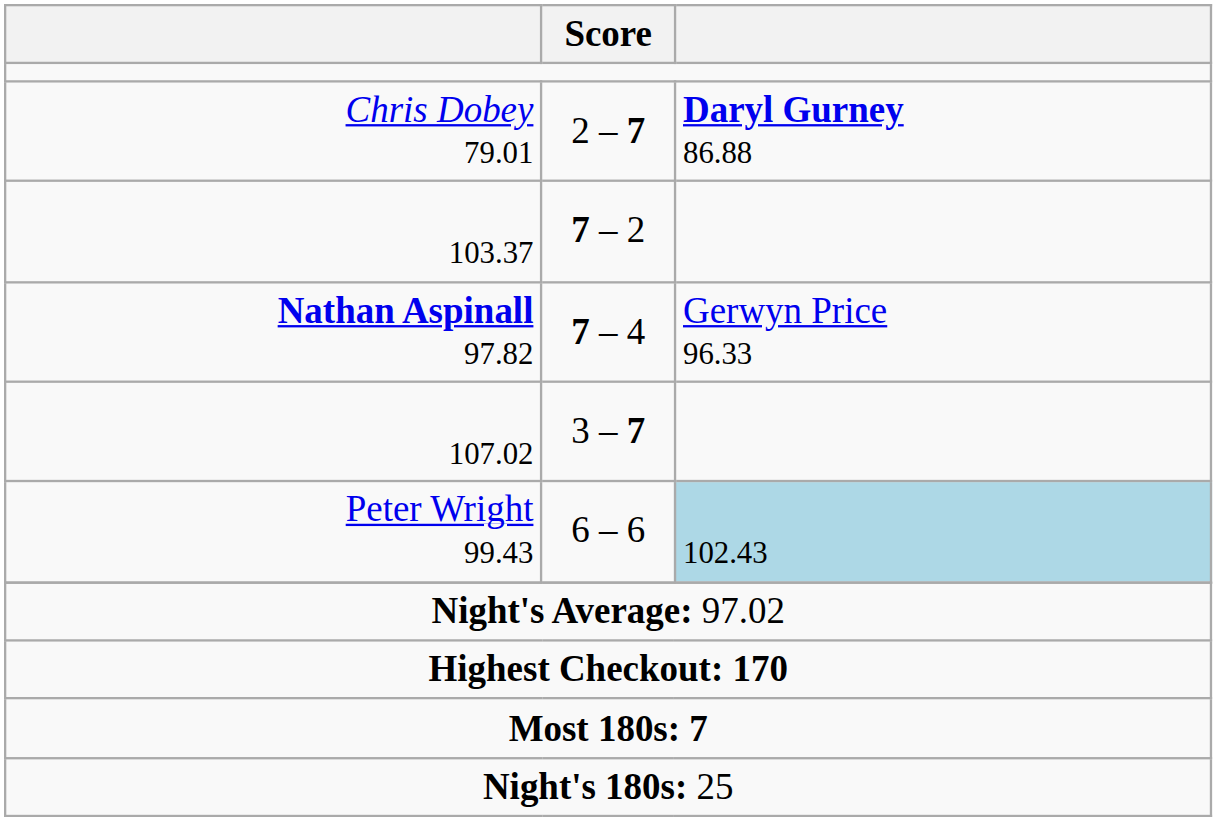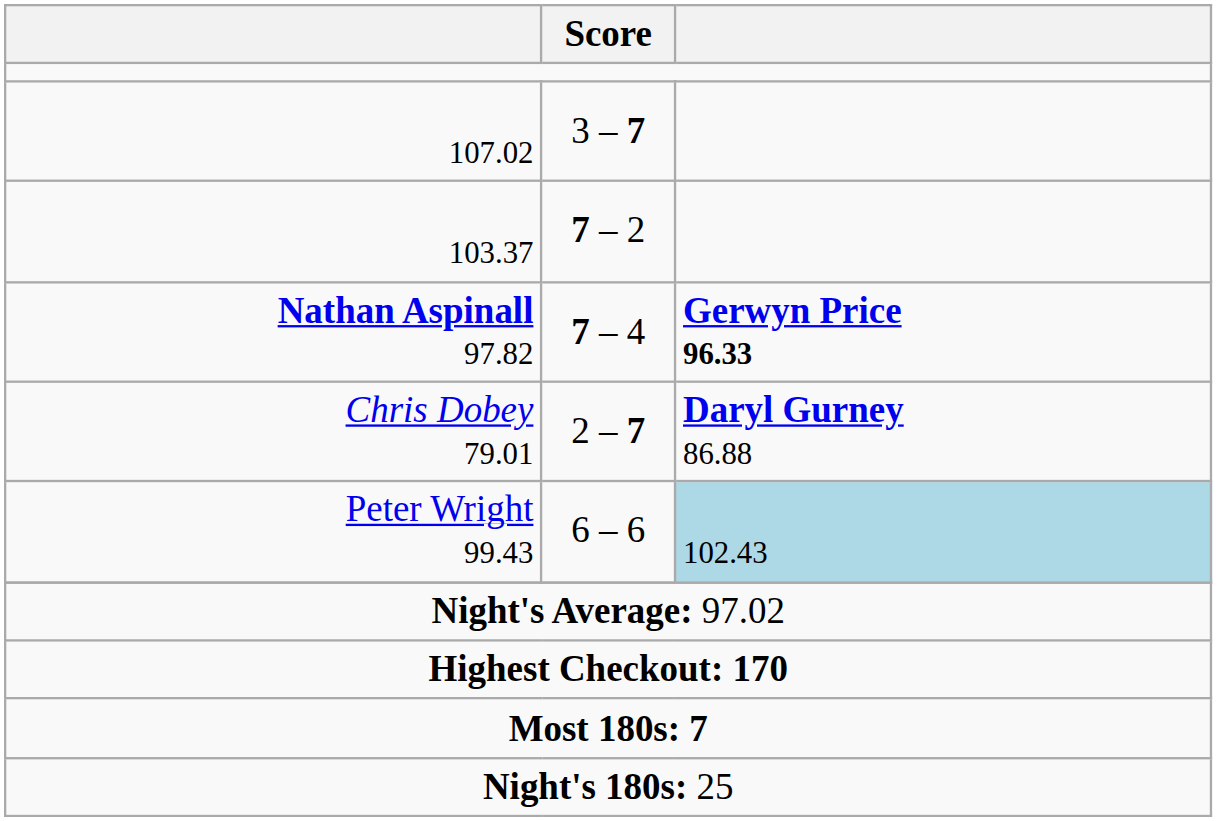rows swapped: (491, 453) <-> (439, 130)
(785, 330) normal -> (792, 330) bold
